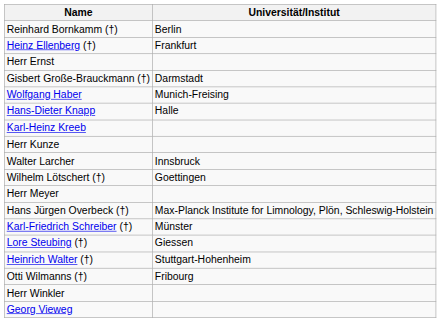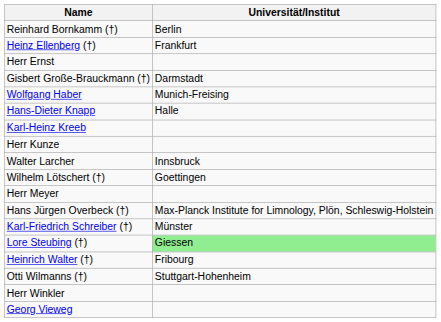(174, 243) no background -> (174, 243) lightgreen background
(203, 260) Stuttgart-Hohenheim -> (174, 260) Fribourg
(174, 276) Fribourg -> (203, 276) Stuttgart-Hohenheim
